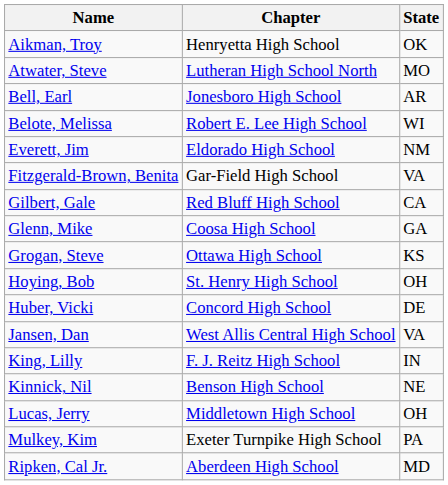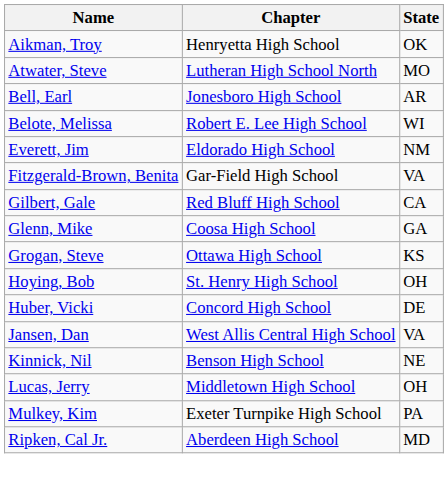- row: (45, 360)
